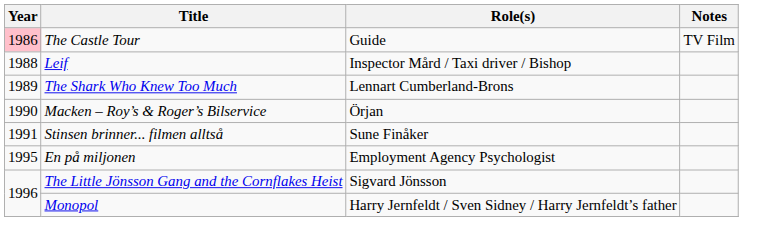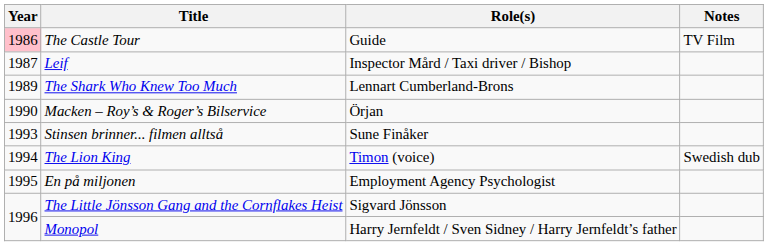(23, 63) 1988 -> (23, 63) 1987
(23, 134) 1991 -> (23, 134) 1993
+ row: (88, 157)
